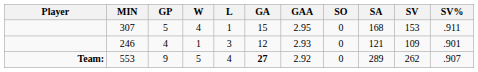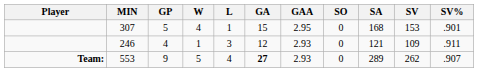(452, 28) .911 -> (452, 28) .901
(452, 43) .901 -> (452, 43) .911
(302, 59) 2.92 -> (302, 59) 2.93
